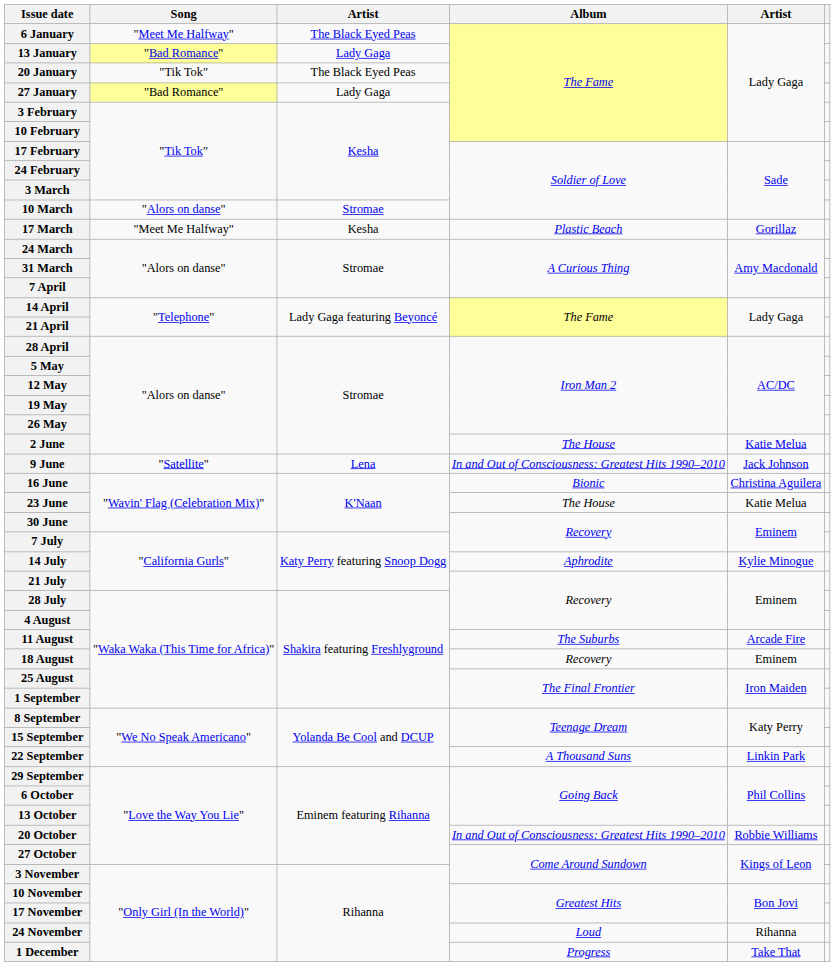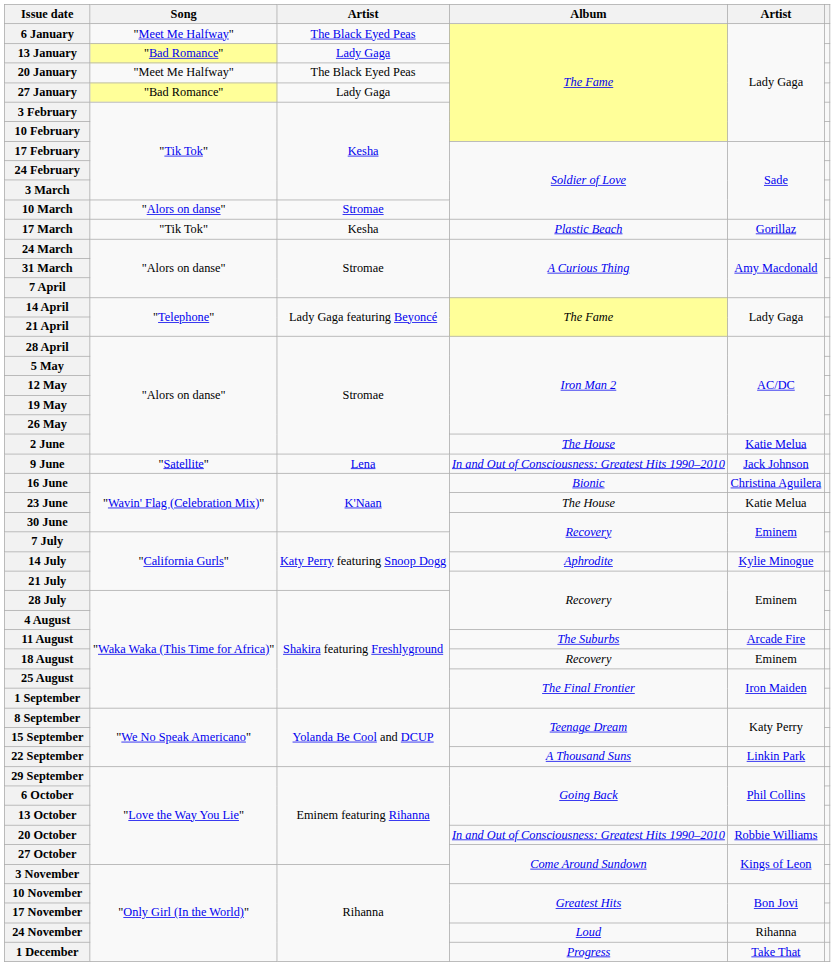(184, 72) "Tik Tok" -> (184, 72) "Meet Me Halfway"
(184, 229) "Meet Me Halfway" -> (184, 229) "Tik Tok"
